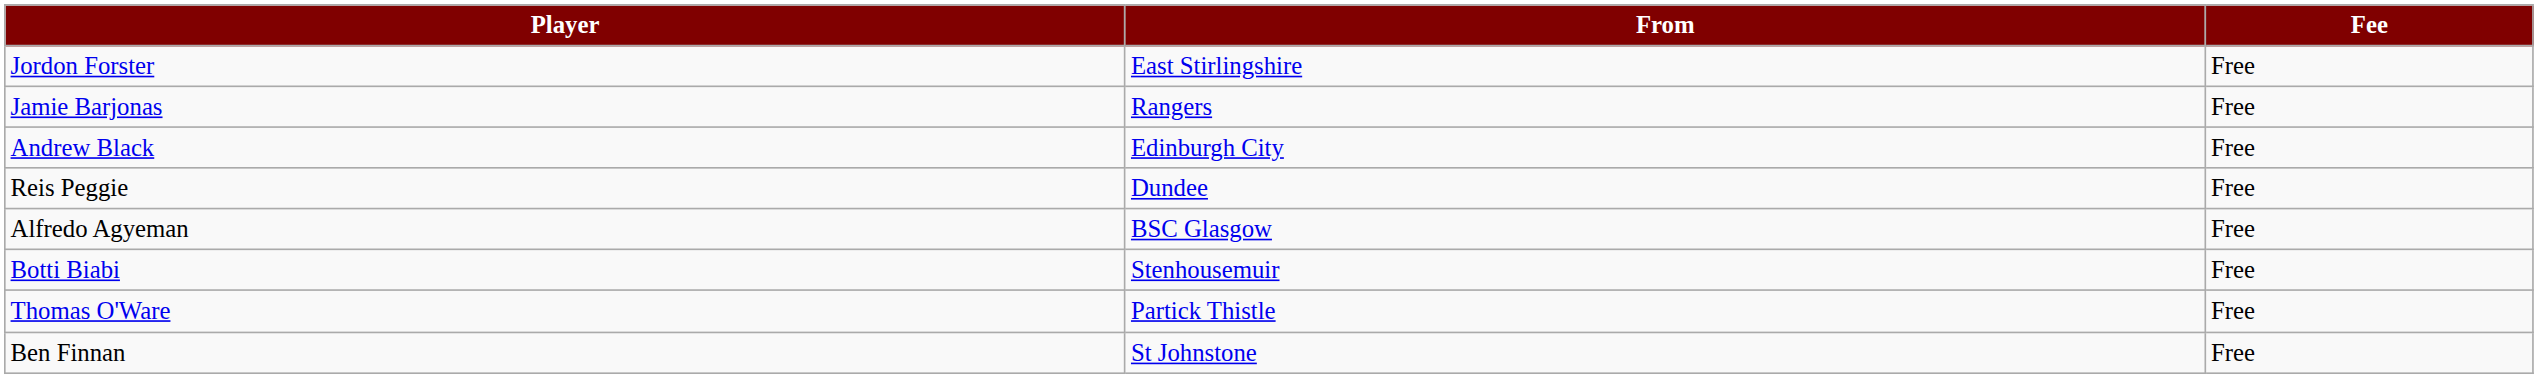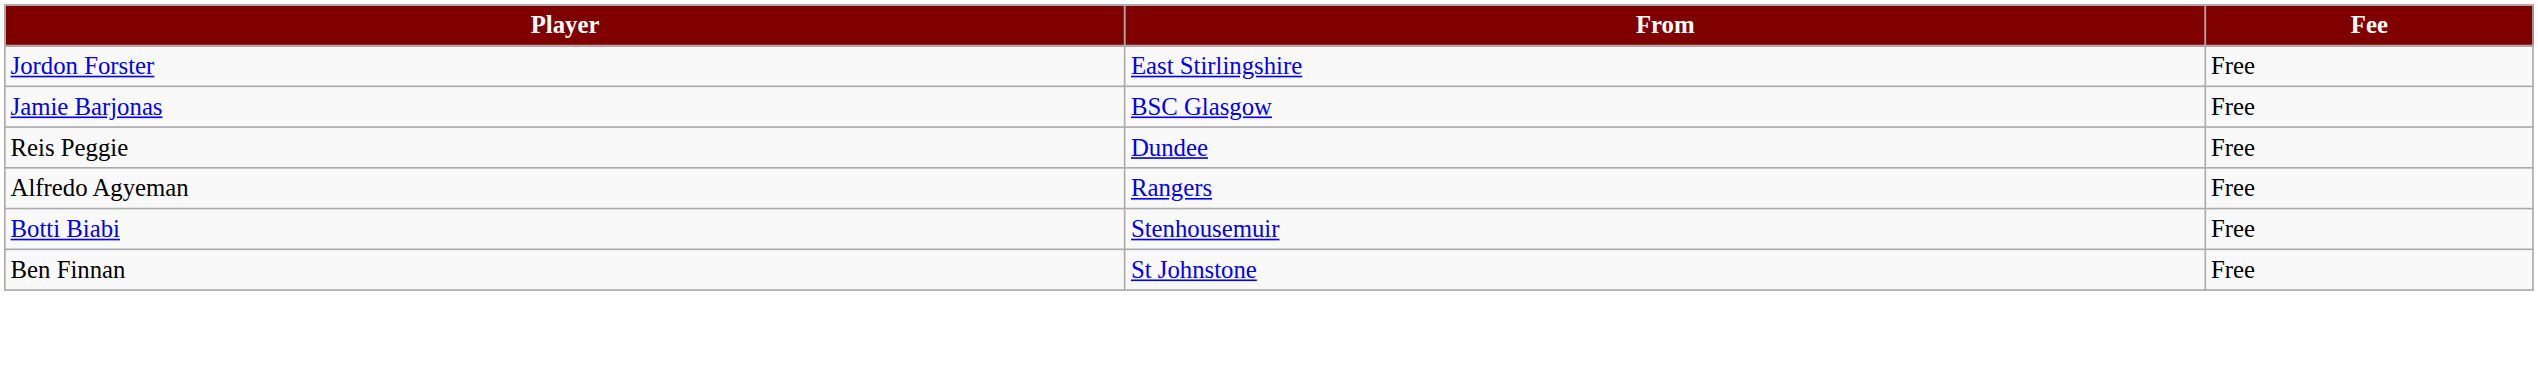(1172, 106) Rangers -> (1201, 106) BSC Glasgow
- row: (82, 147)
(1201, 229) BSC Glasgow -> (1172, 188) Rangers
- row: (91, 311)
